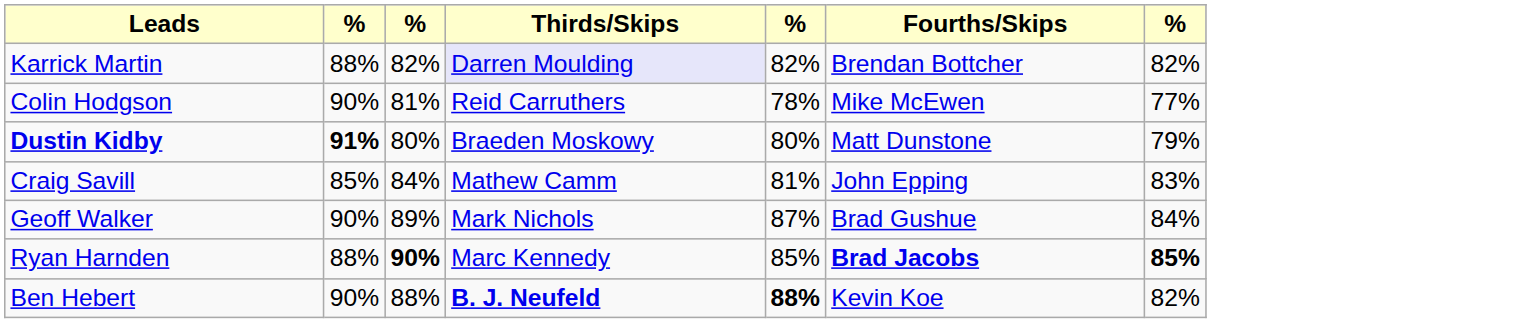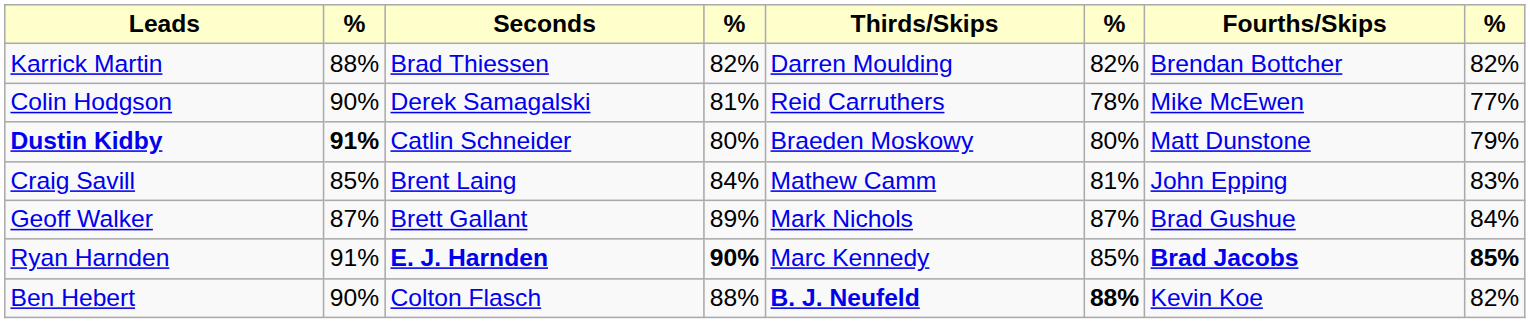+ column: (544, 24)
(542, 63) lavender background -> (862, 63) no background
(354, 219) 90% -> (354, 219) 87%
(354, 258) 88% -> (354, 258) 91%
